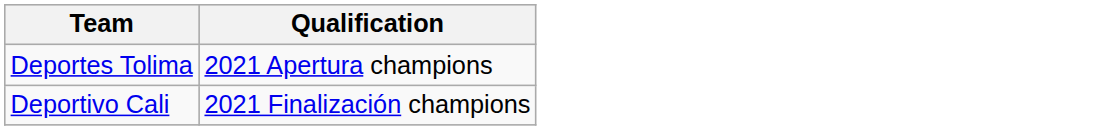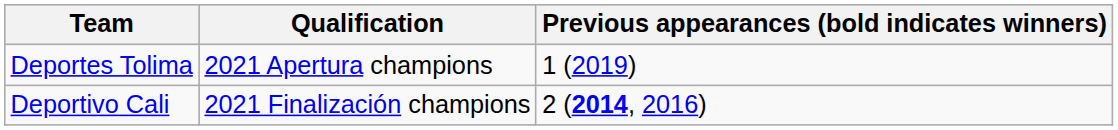+ column: (825, 24)
